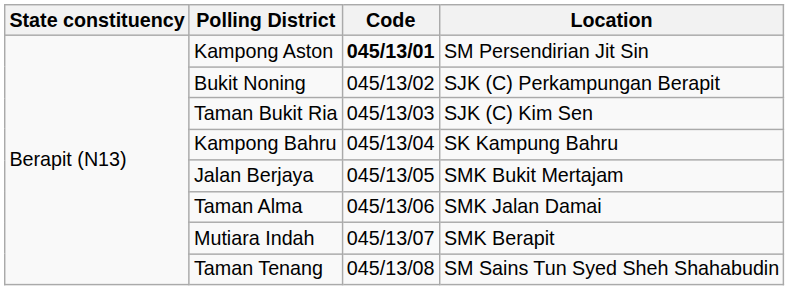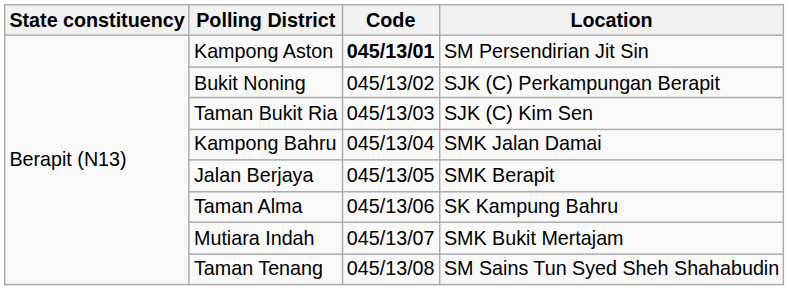(531, 144) SK Kampung Bahru -> (523, 144) SMK Jalan Damai
(534, 175) SMK Bukit Mertajam -> (499, 175) SMK Berapit
(523, 206) SMK Jalan Damai -> (531, 206) SK Kampung Bahru
(499, 237) SMK Berapit -> (534, 237) SMK Bukit Mertajam
